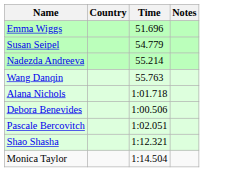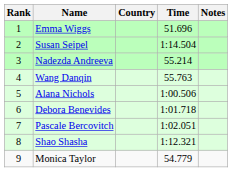+ column: (19, 12)
(149, 45) 54.779 -> (178, 45) 1:14.504
(149, 93) 1:01.718 -> (178, 93) 1:00.506
(149, 110) 1:00.506 -> (178, 110) 1:01.718
(149, 158) 1:14.504 -> (178, 158) 54.779
